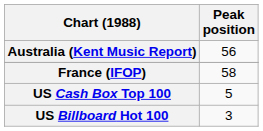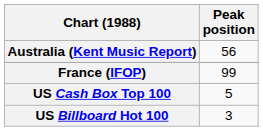(229, 72) 58 -> (229, 72) 99
